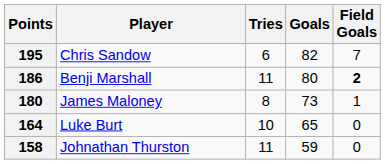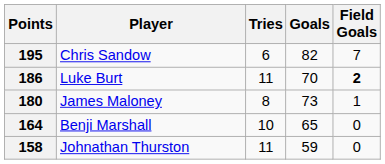(106, 78) Benji Marshall -> (91, 78) Luke Burt
(310, 78) 80 -> (310, 78) 70
(91, 124) Luke Burt -> (106, 124) Benji Marshall
